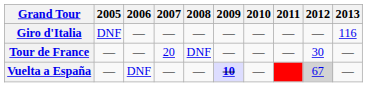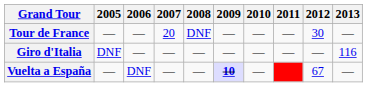rows swapped: (49, 33) <-> (49, 52)
(318, 71) lightgrey background -> (318, 71) no background
